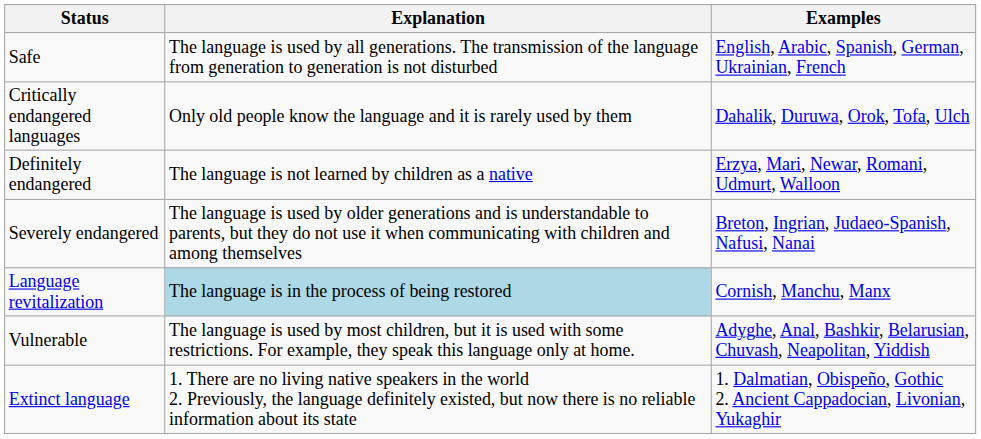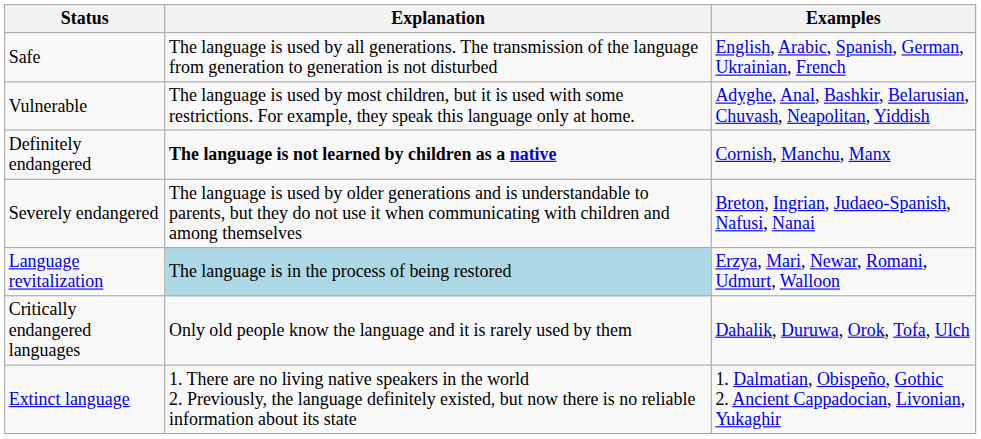rows swapped: (48, 340) <-> (50, 115)
(351, 174) normal -> (363, 154) bold
(821, 174) Erzya, Mari, Newar, Romani, Udmurt, Walloon -> (803, 154) Cornish, Manchu, Manx
(803, 291) Cornish, Manchu, Manx -> (821, 271) Erzya, Mari, Newar, Romani, Udmurt, Walloon
